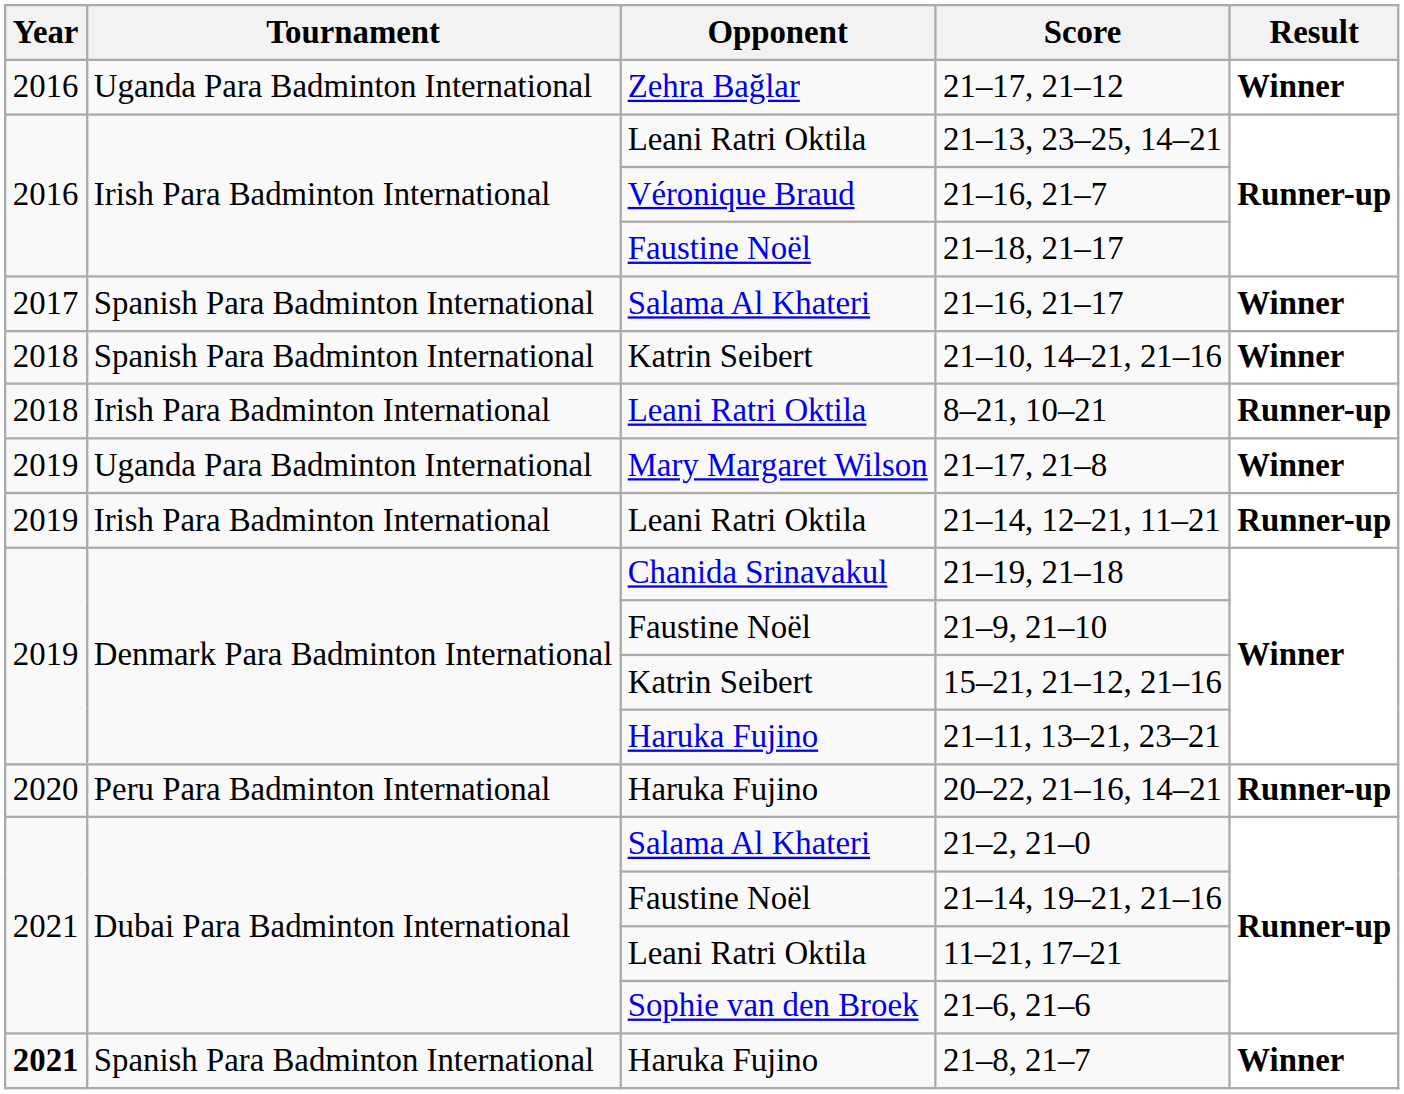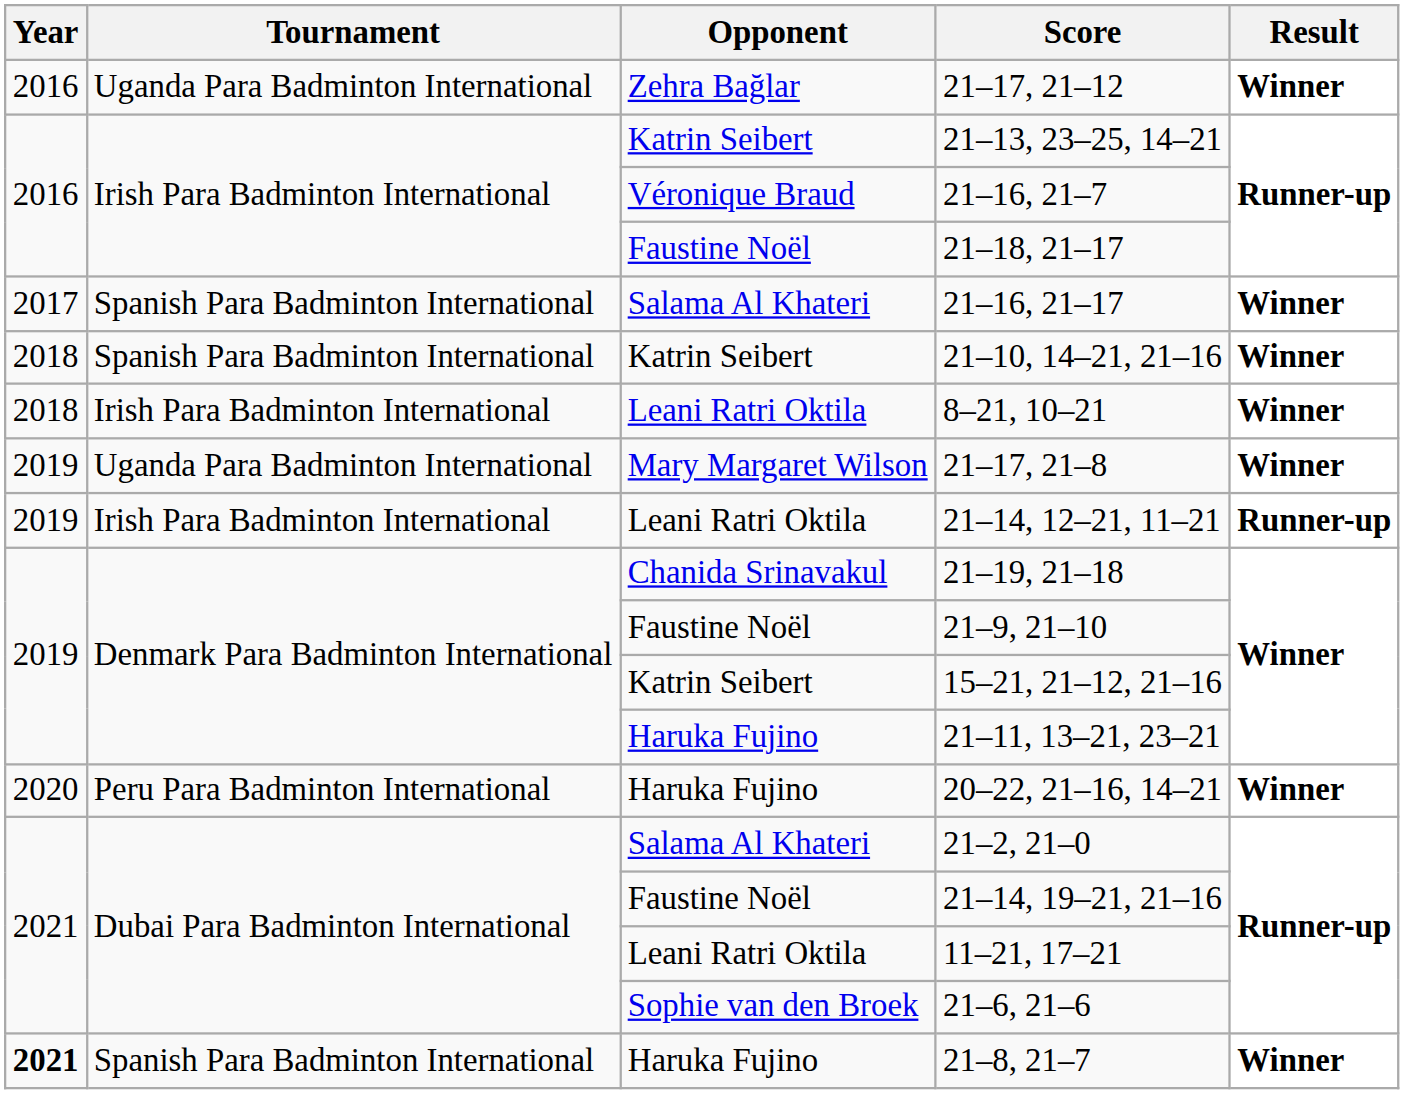(747, 140) Leani Ratri Oktila -> (720, 140) Katrin Seibert
(1314, 411) Runner-up -> (1291, 411) Winner
(1314, 790) Runner-up -> (1291, 790) Winner
